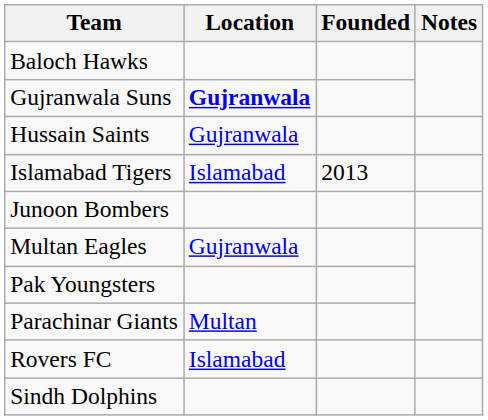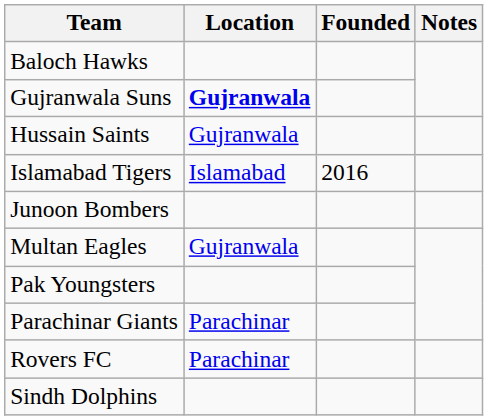(345, 172) 2013 -> (345, 172) 2016
(223, 321) Multan -> (239, 321) Parachinar
(237, 358) Islamabad -> (239, 358) Parachinar
